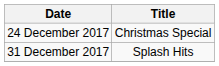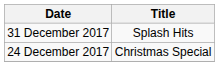rows swapped: (58, 33) <-> (58, 52)
